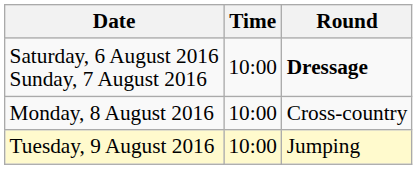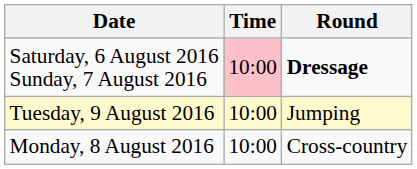(253, 67) no background -> (253, 67) pink background
rows swapped: (112, 112) <-> (112, 146)
